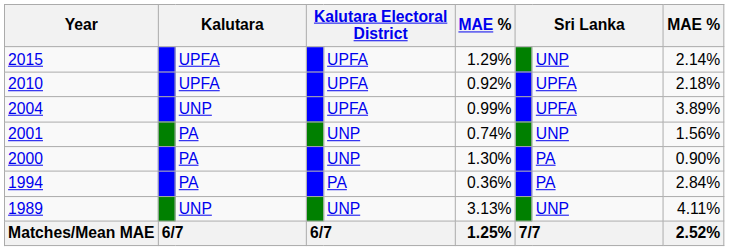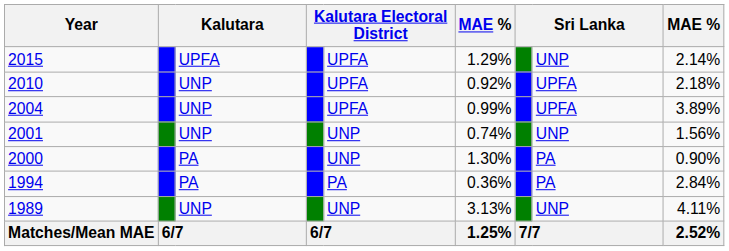(199, 84) UPFA -> (195, 84) UNP
(189, 134) PA -> (195, 134) UNP
